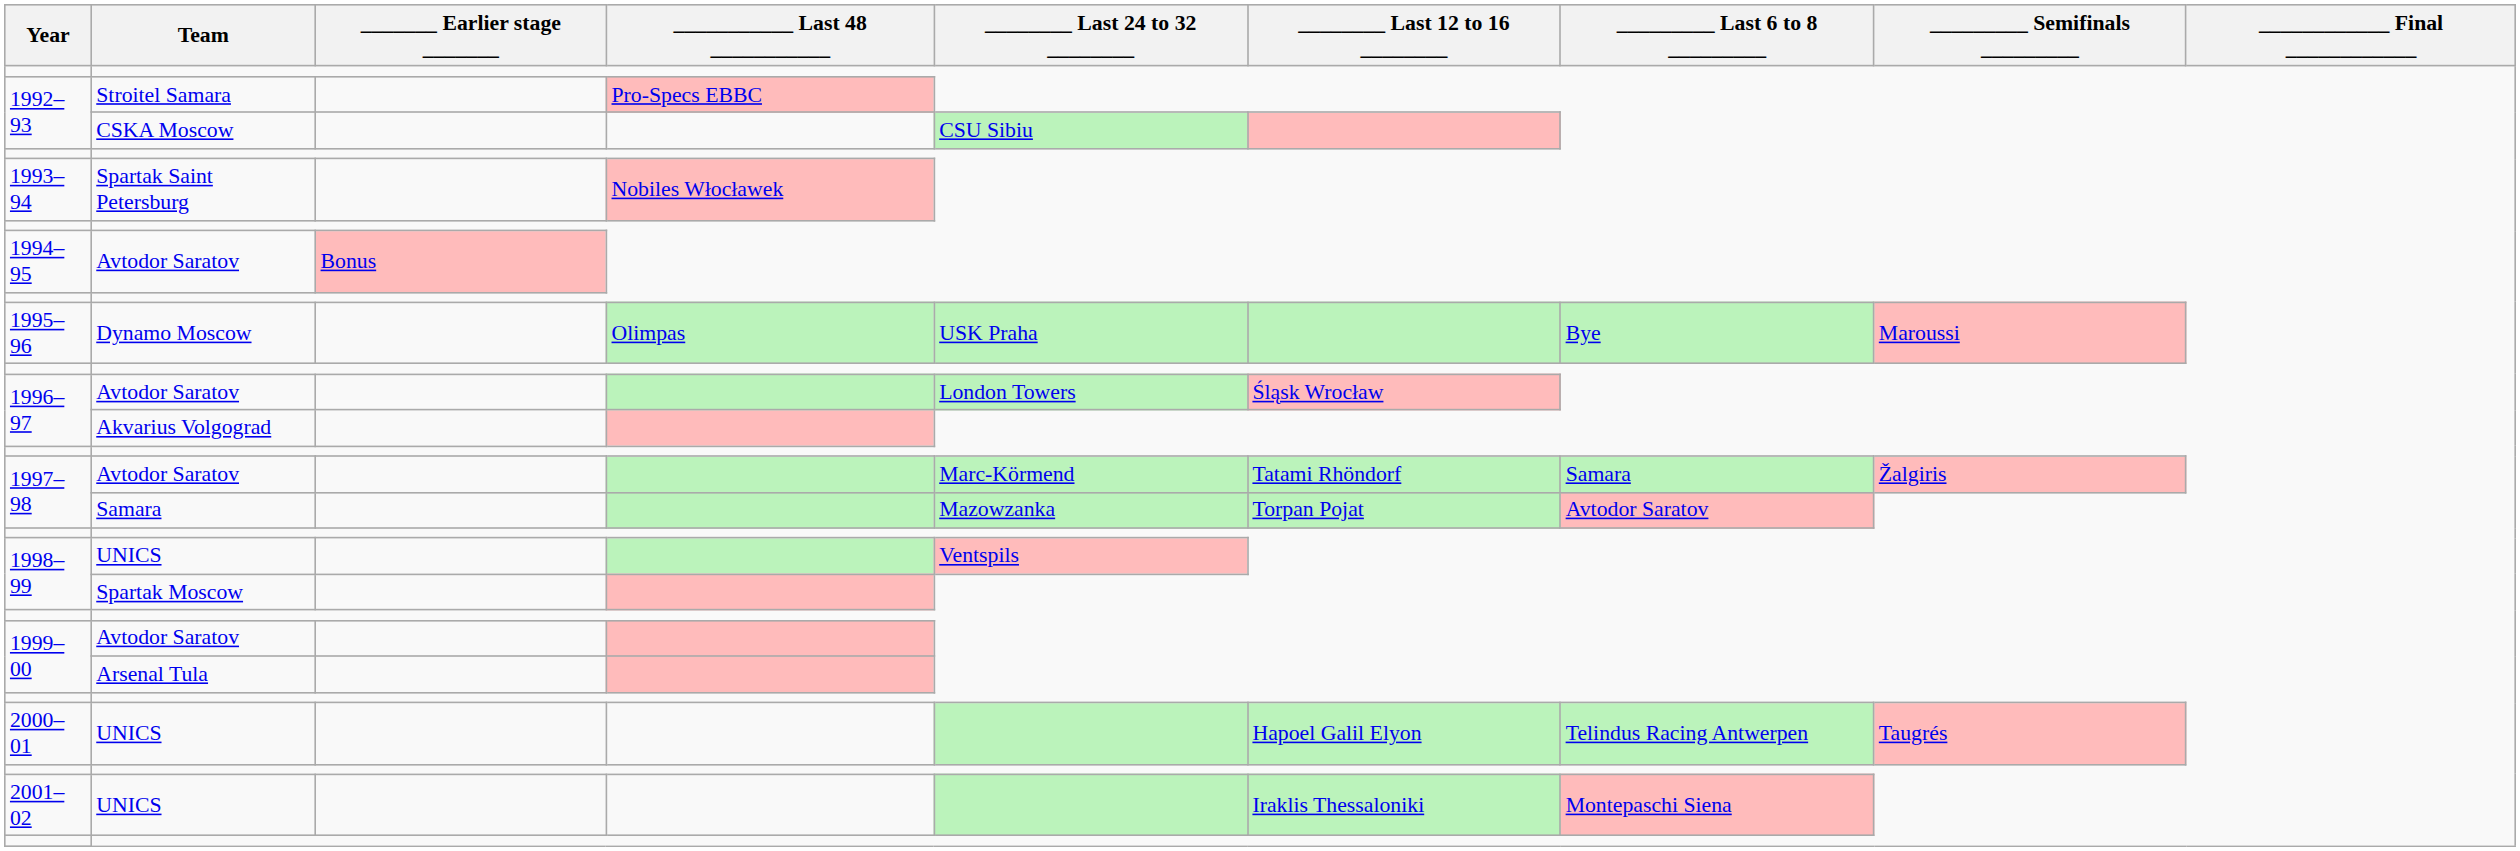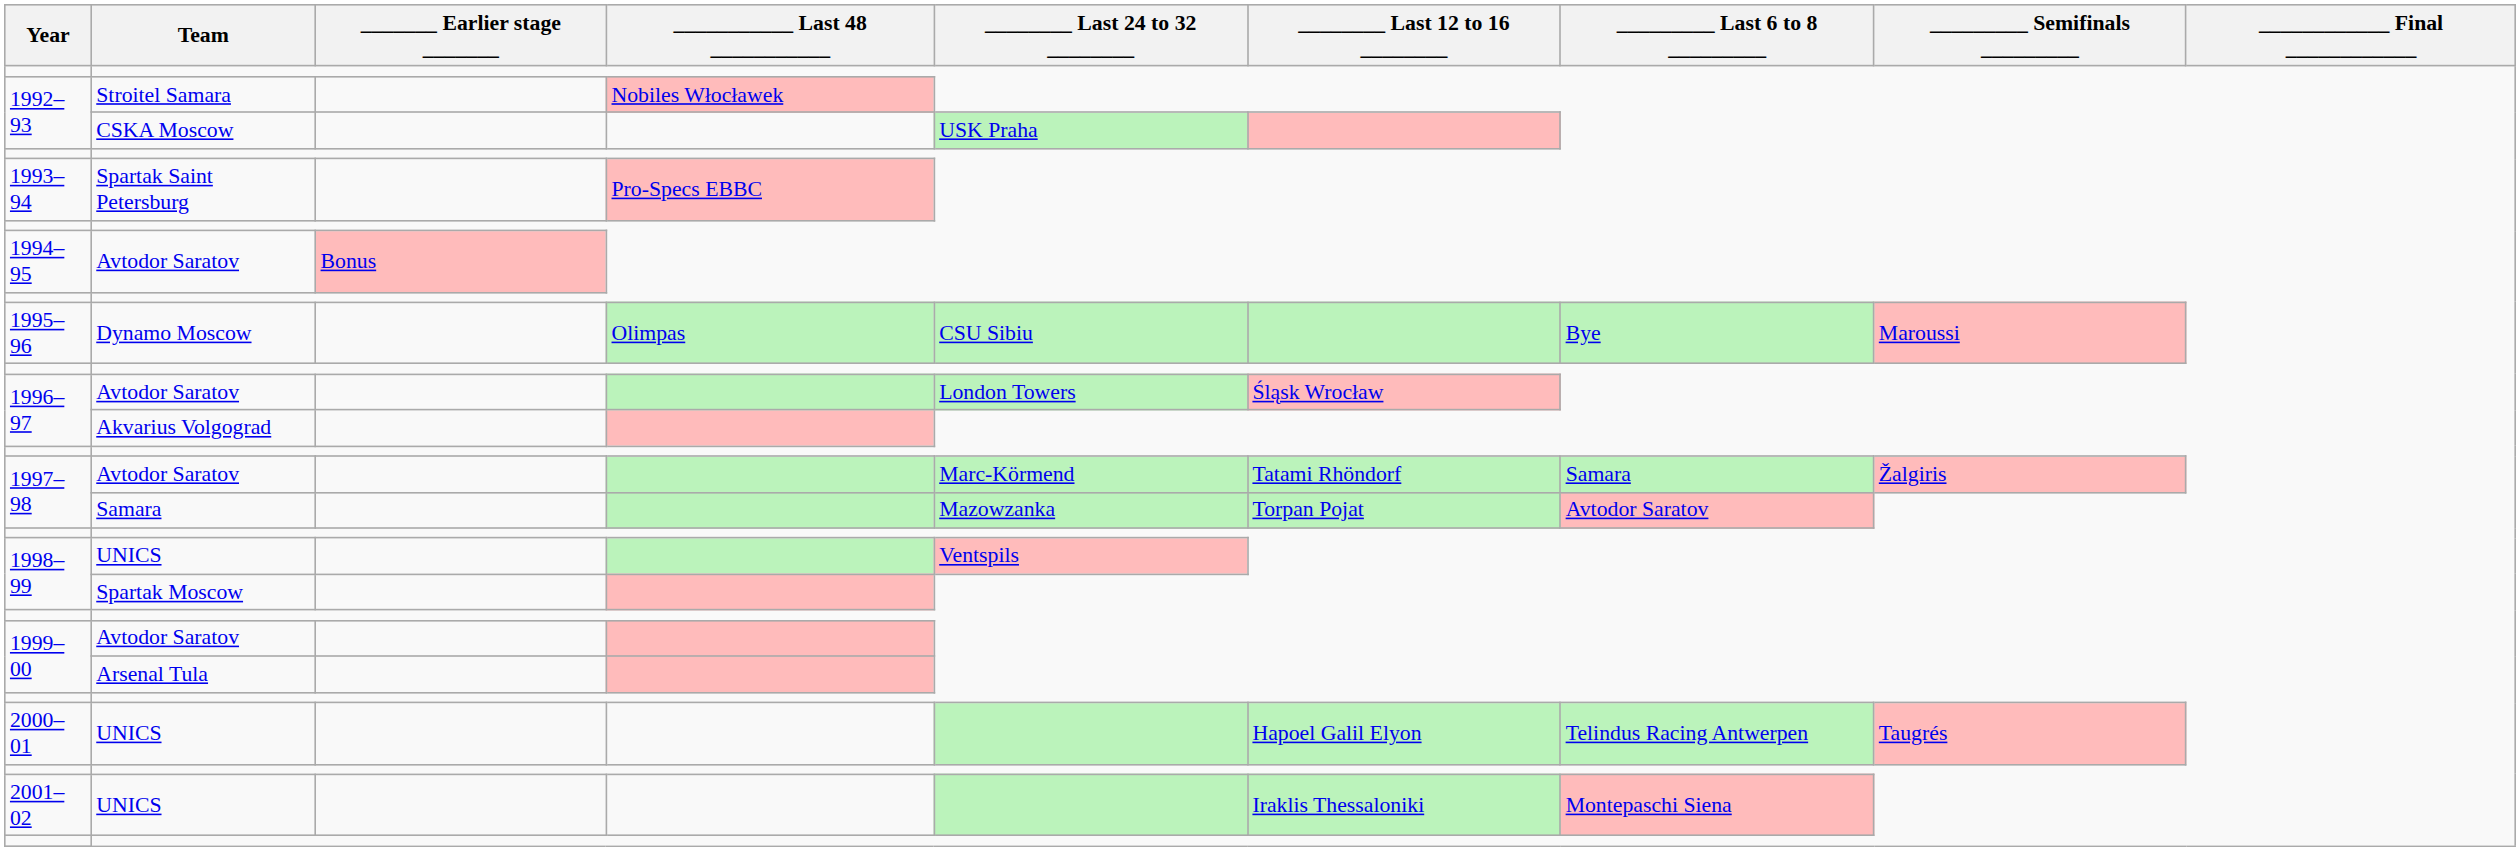(687, 93) Pro-Specs EBBC -> (697, 93) Nobiles Włocławek
(986, 129) CSU Sibiu -> (988, 129) USK Praha
(697, 188) Nobiles Włocławek -> (687, 188) Pro-Specs EBBC
(988, 332) USK Praha -> (986, 332) CSU Sibiu
